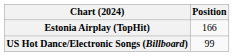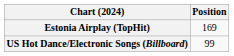(209, 28) 166 -> (209, 28) 169
